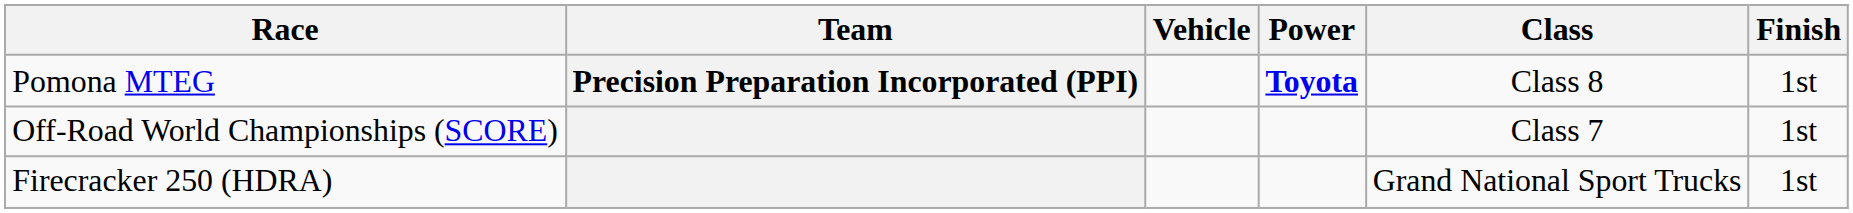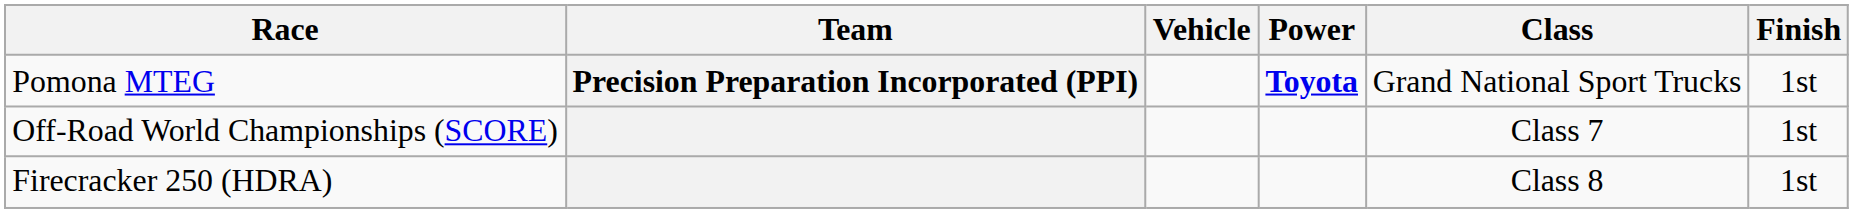(1557, 80) Class 8 -> (1557, 80) Grand National Sport Trucks
(1557, 181) Grand National Sport Trucks -> (1557, 181) Class 8
